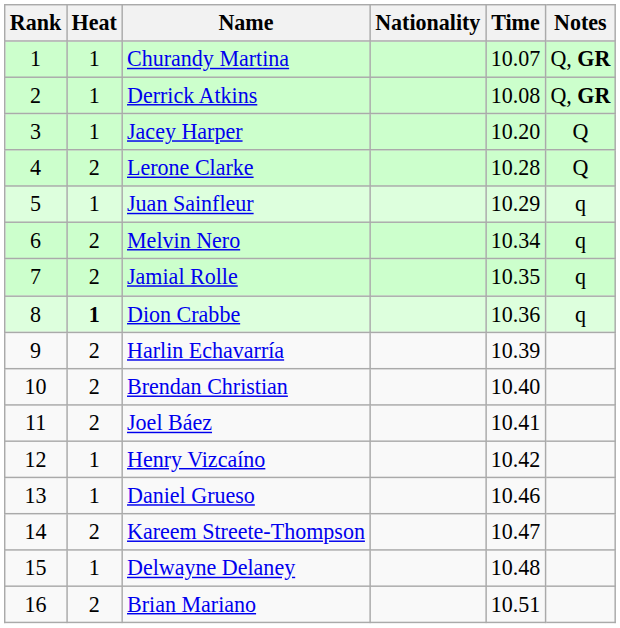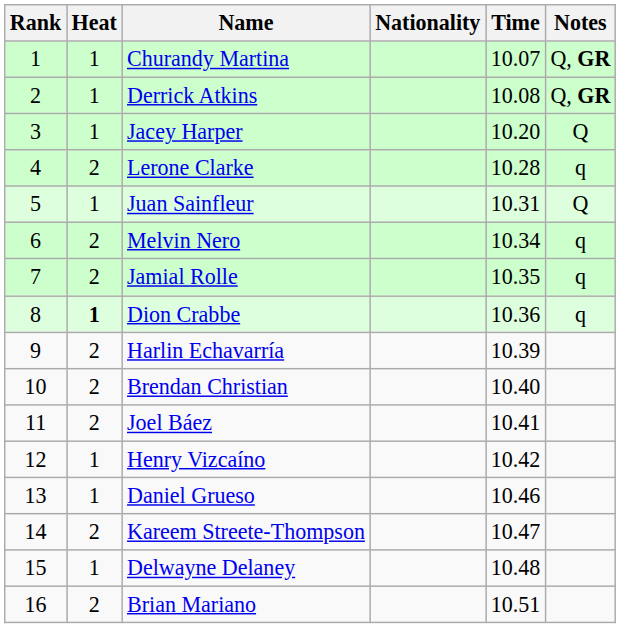(580, 168) Q -> (580, 168) q
(515, 204) 10.29 -> (515, 204) 10.31
(580, 204) q -> (580, 204) Q
